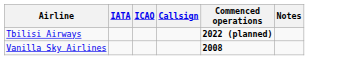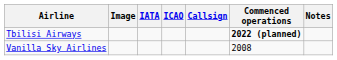+ column: (123, 16)
(213, 48) bold -> (242, 48) normal
